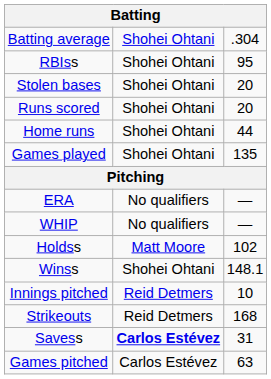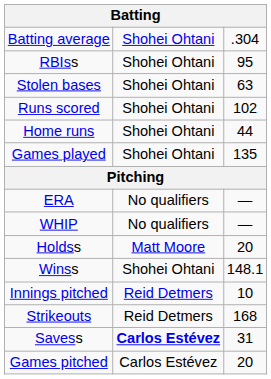(245, 85) 20 -> (245, 85) 63
(245, 108) 20 -> (245, 108) 102
(245, 246) 102 -> (245, 246) 20
(245, 362) 63 -> (245, 362) 20
